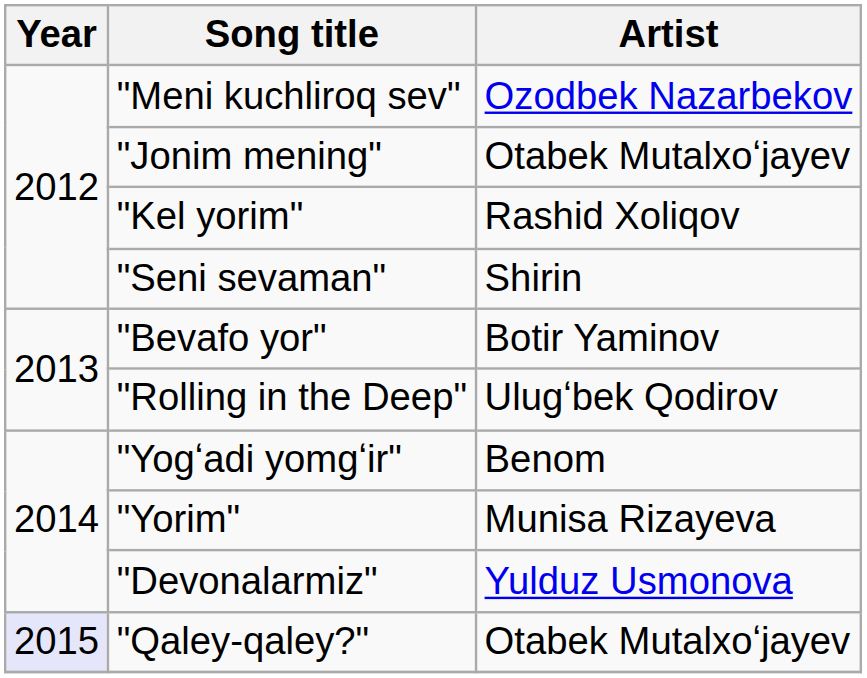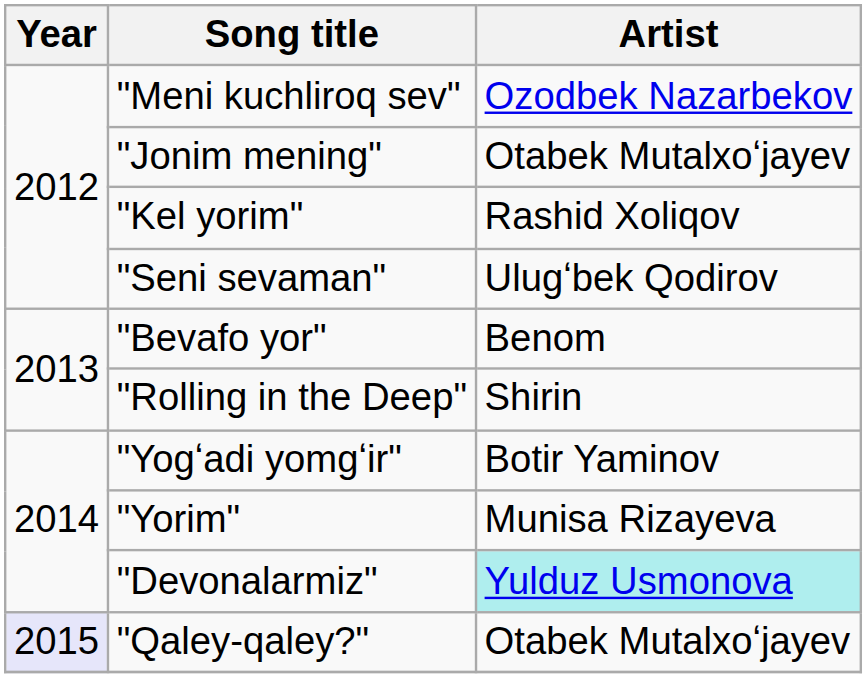(533, 277) Shirin -> (631, 277) Ulugʻbek Qodirov
(602, 338) Botir Yaminov -> (545, 338) Benom
(631, 398) Ulugʻbek Qodirov -> (533, 398) Shirin
(545, 459) Benom -> (602, 459) Botir Yaminov
(639, 580) no background -> (639, 580) paleturquoise background
